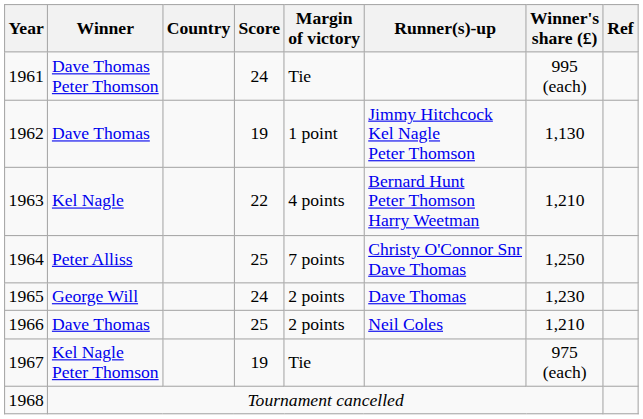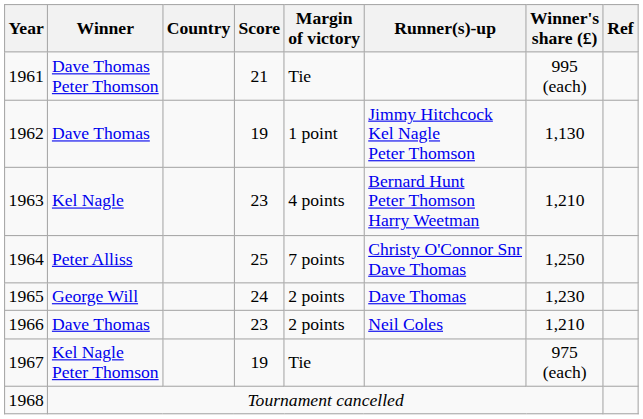(259, 76) 24 -> (259, 76) 21
(259, 201) 22 -> (259, 201) 23
(259, 324) 25 -> (259, 324) 23
